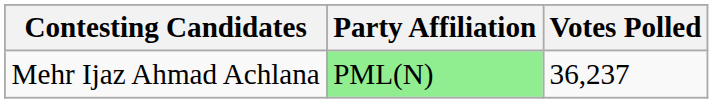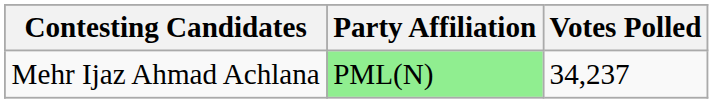(590, 73) 36,237 -> (590, 73) 34,237
